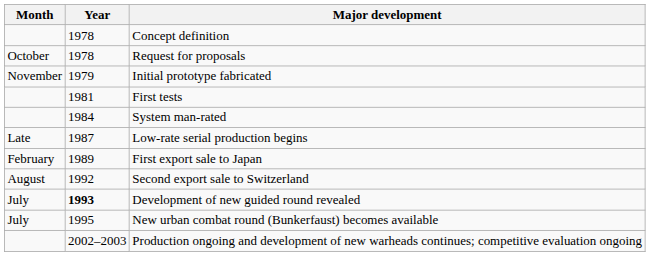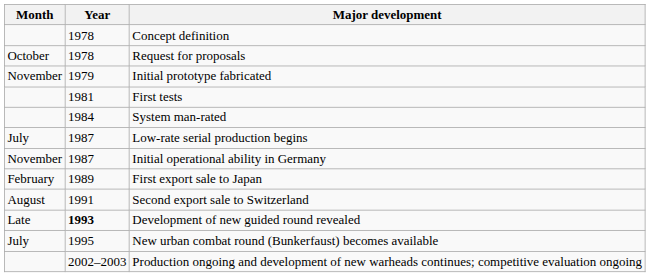(19, 138) Late -> (18, 138) July
+ row: (229, 158)
(81, 179) 1992 -> (81, 199) 1991
(18, 199) July -> (19, 220) Late
